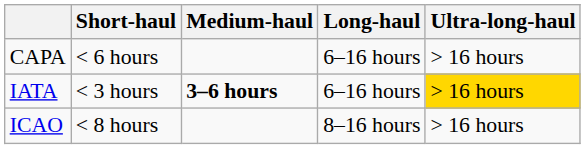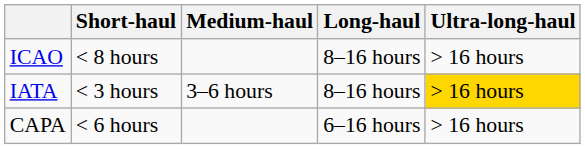rows swapped: (36, 125) <-> (38, 56)
(232, 90) bold -> (229, 90) normal
(372, 90) 6–16 hours -> (372, 90) 8–16 hours
